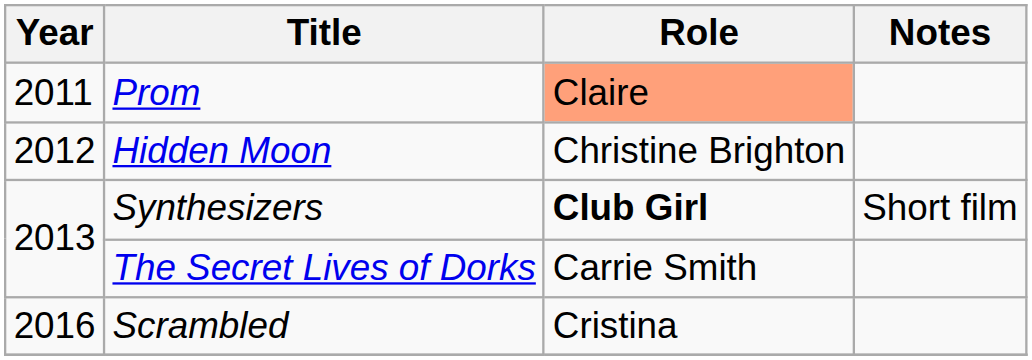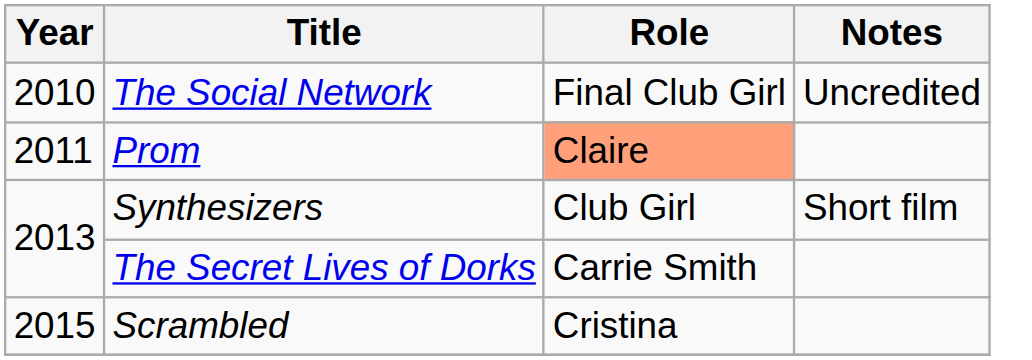+ row: (272, 92)
- row: (222, 150)
(630, 208) bold -> (624, 208) normal
(55, 325) 2016 -> (55, 325) 2015
